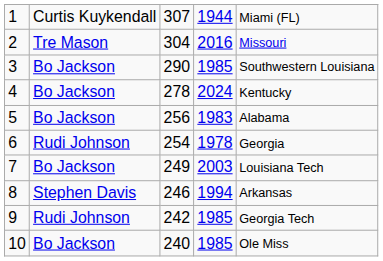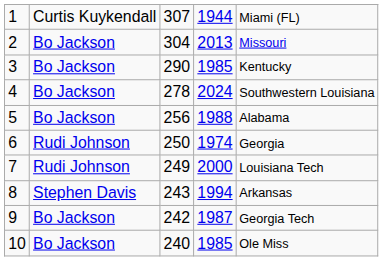(71, 42) Tre Mason -> (74, 42) Bo Jackson
(215, 42) 2016 -> (215, 42) 2013
(307, 67) Southwestern Louisiana -> (265, 67) Kentucky
(265, 92) Kentucky -> (307, 92) Southwestern Louisiana
(215, 117) 1983 -> (215, 117) 1988
(177, 142) 254 -> (177, 142) 250
(215, 142) 1978 -> (215, 142) 1974
(74, 167) Bo Jackson -> (81, 167) Rudi Johnson
(215, 167) 2003 -> (215, 167) 2000
(177, 192) 246 -> (177, 192) 243
(81, 218) Rudi Johnson -> (74, 218) Bo Jackson
(215, 218) 1985 -> (215, 218) 1987
